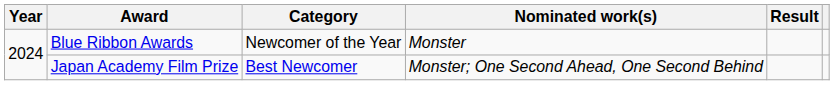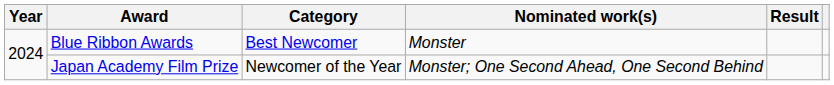(323, 42) Newcomer of the Year -> (301, 42) Best Newcomer
(301, 67) Best Newcomer -> (323, 67) Newcomer of the Year
